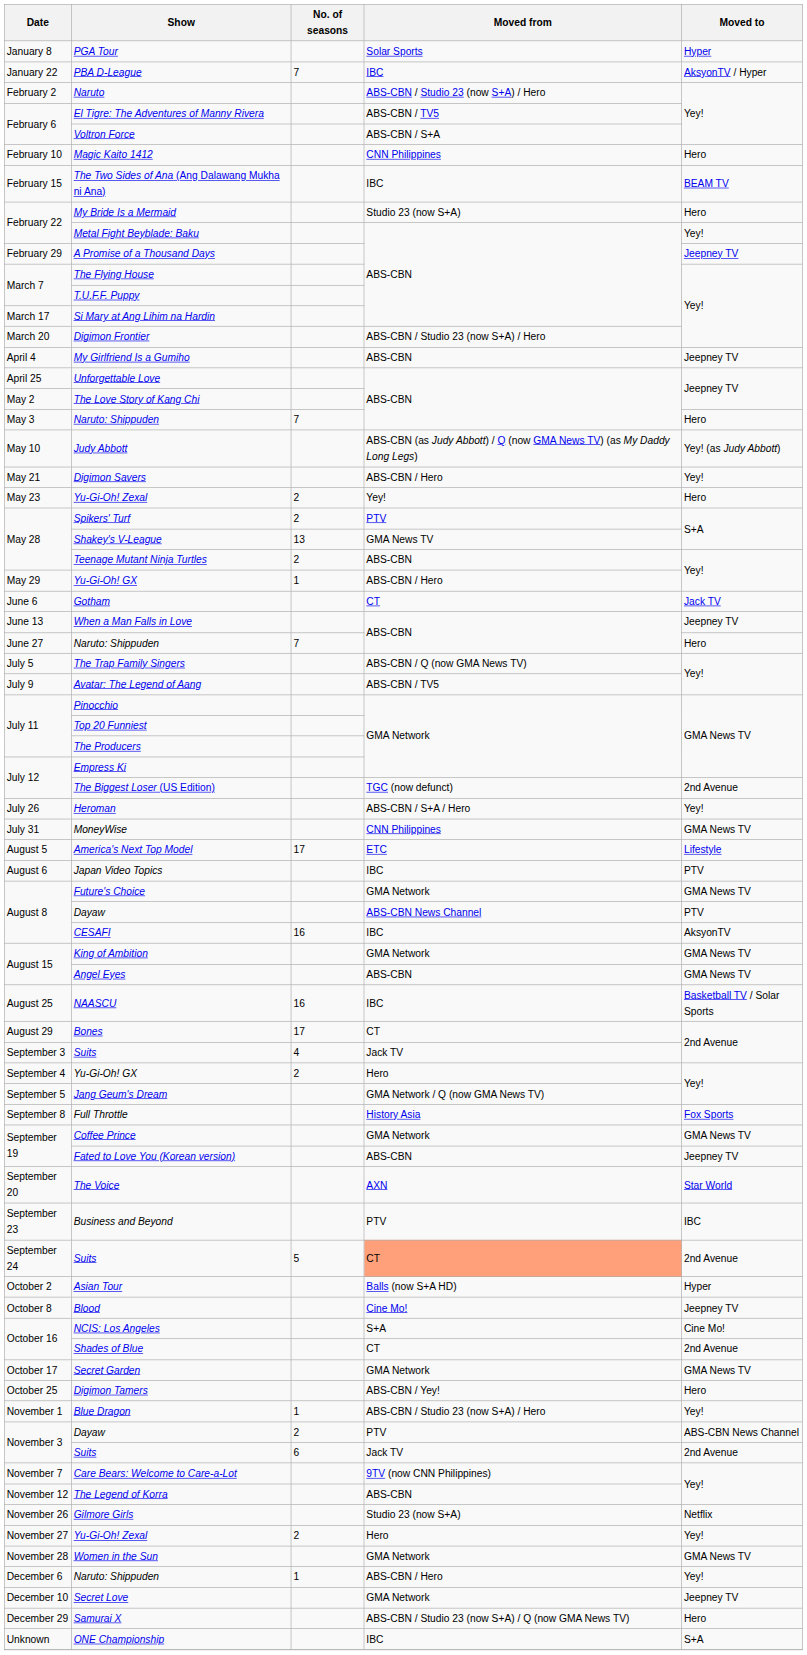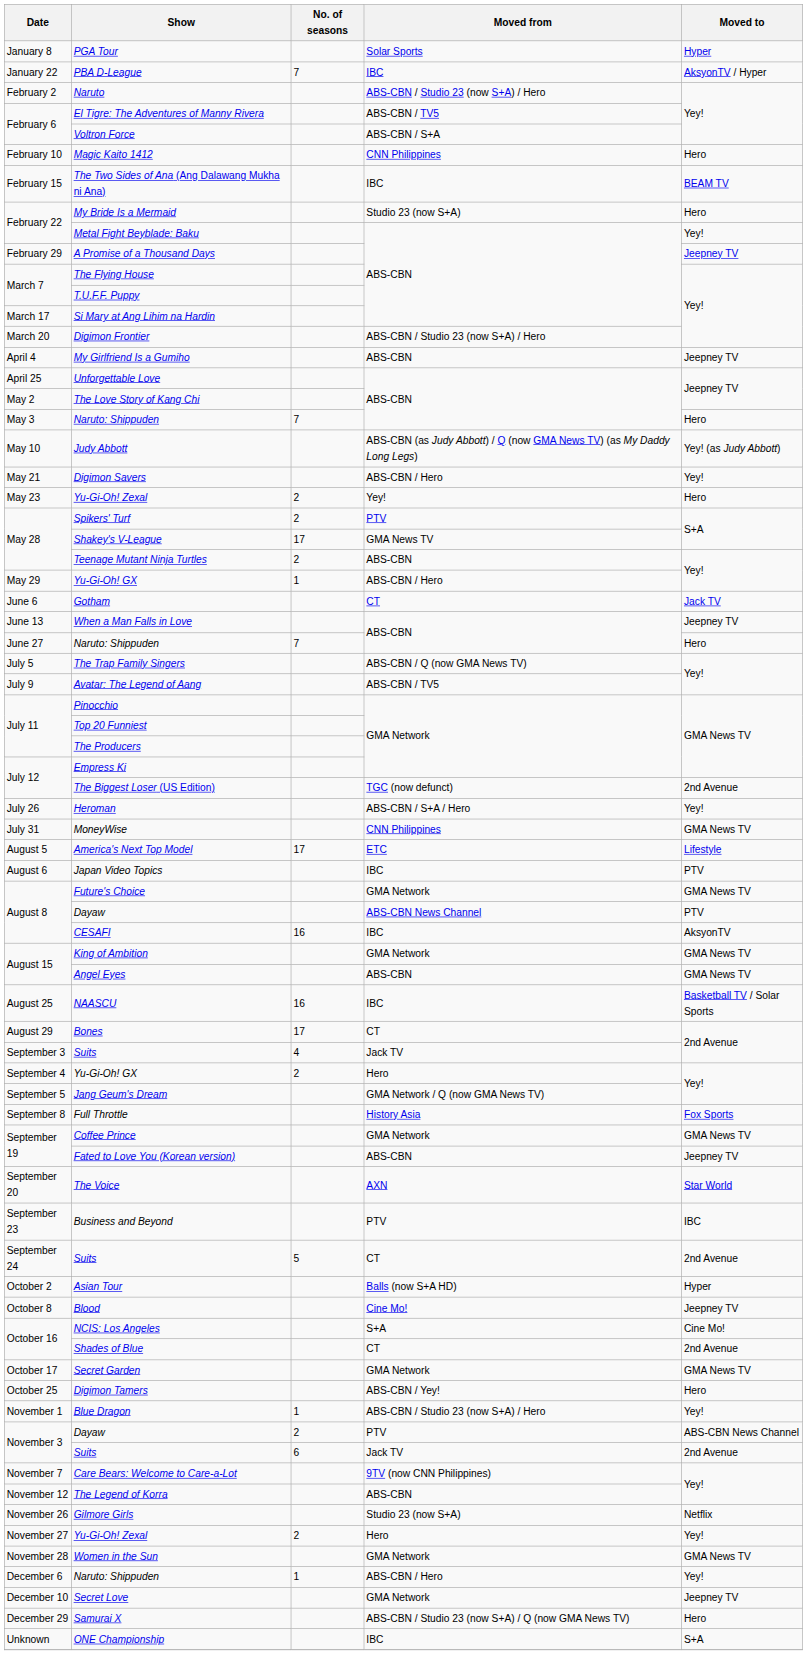(299, 539) 13 -> (299, 539) 17
(373, 1258) lightsalmon background -> (373, 1258) no background
